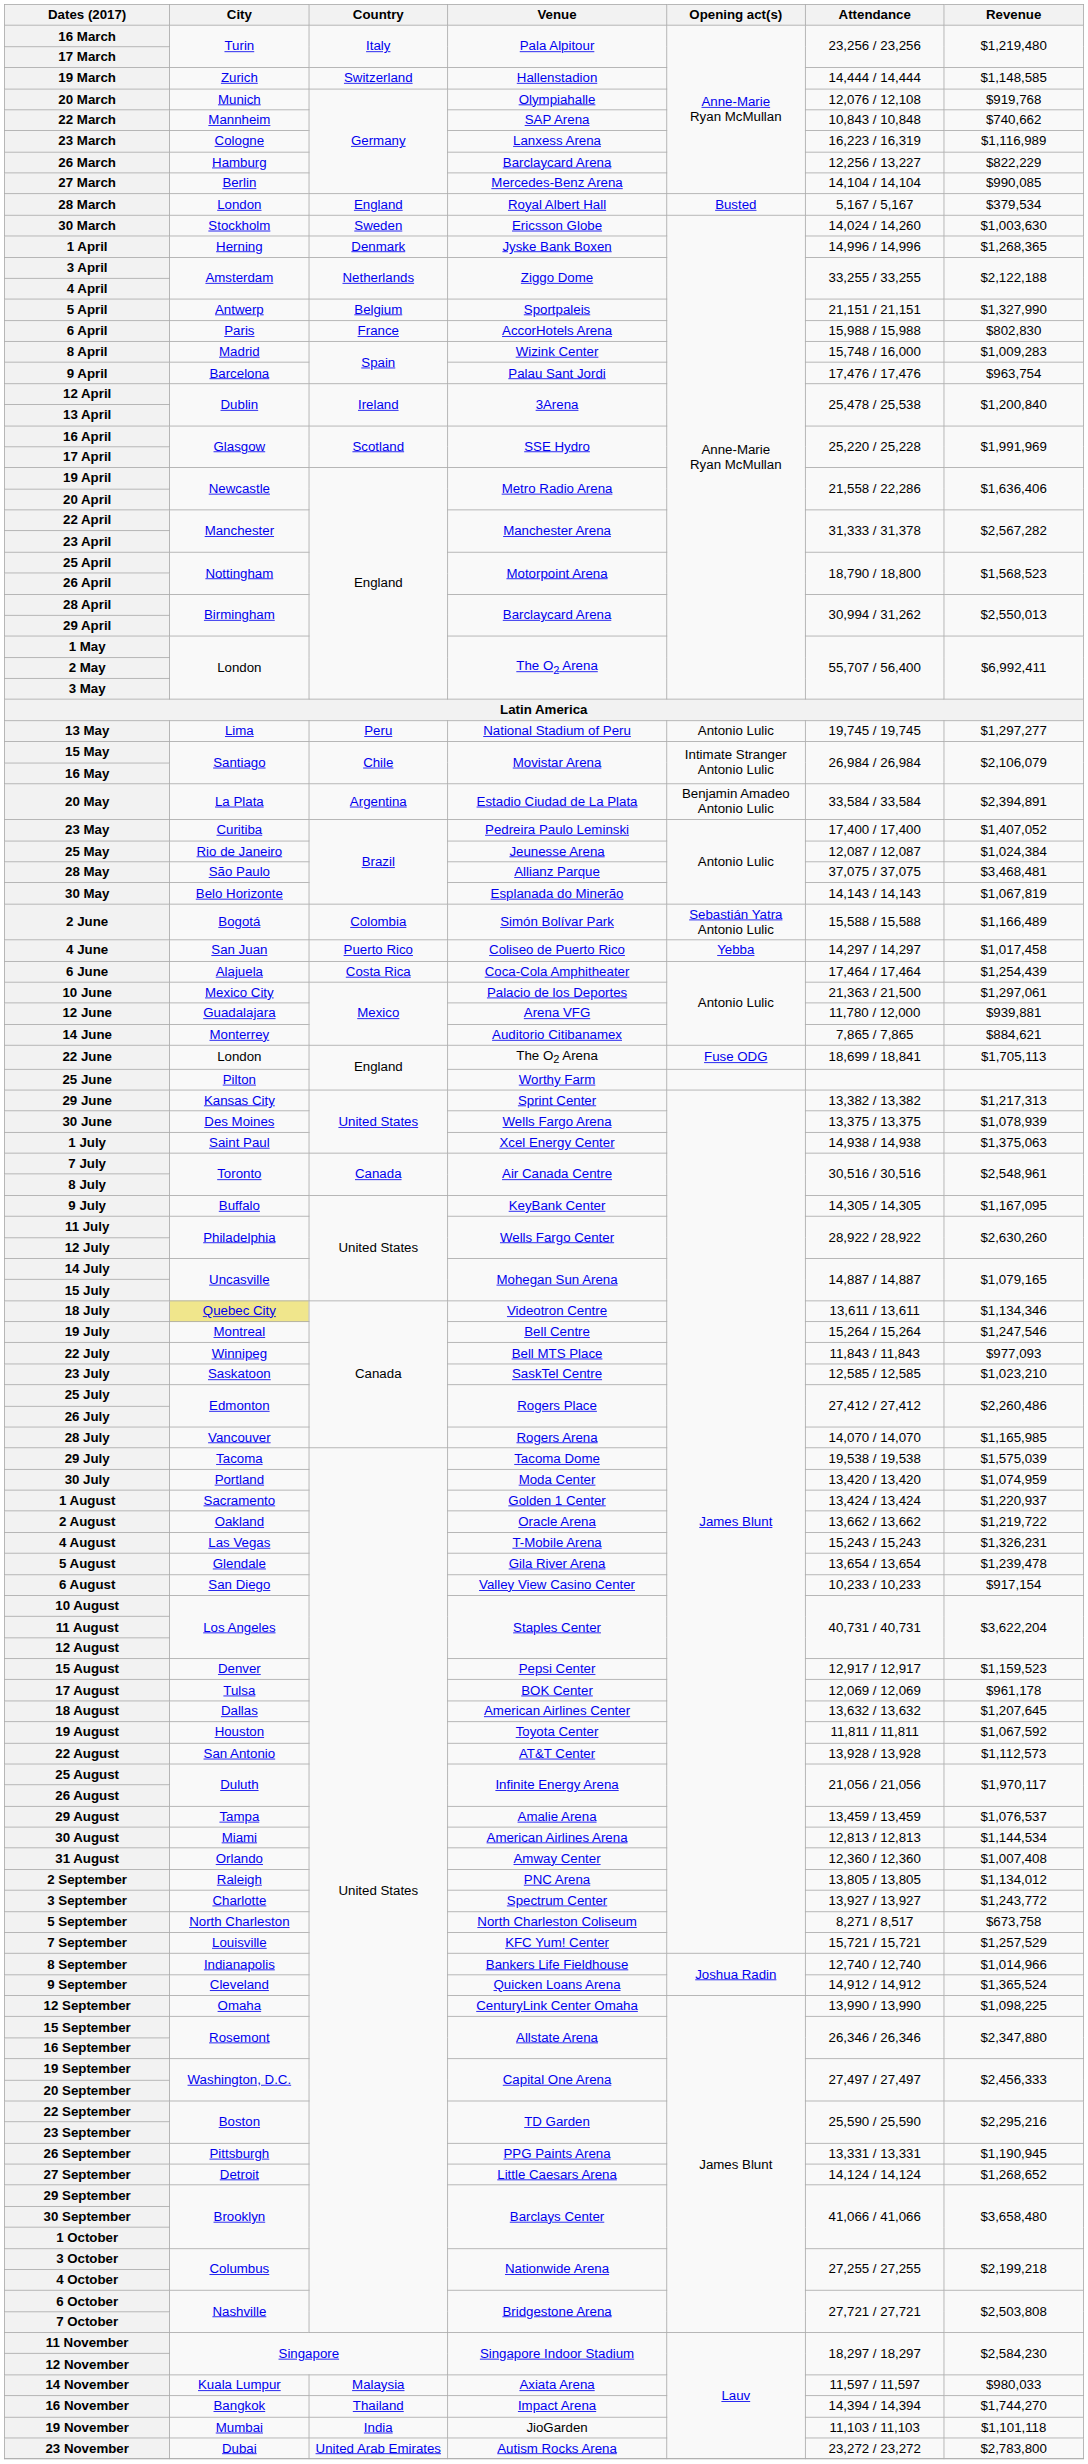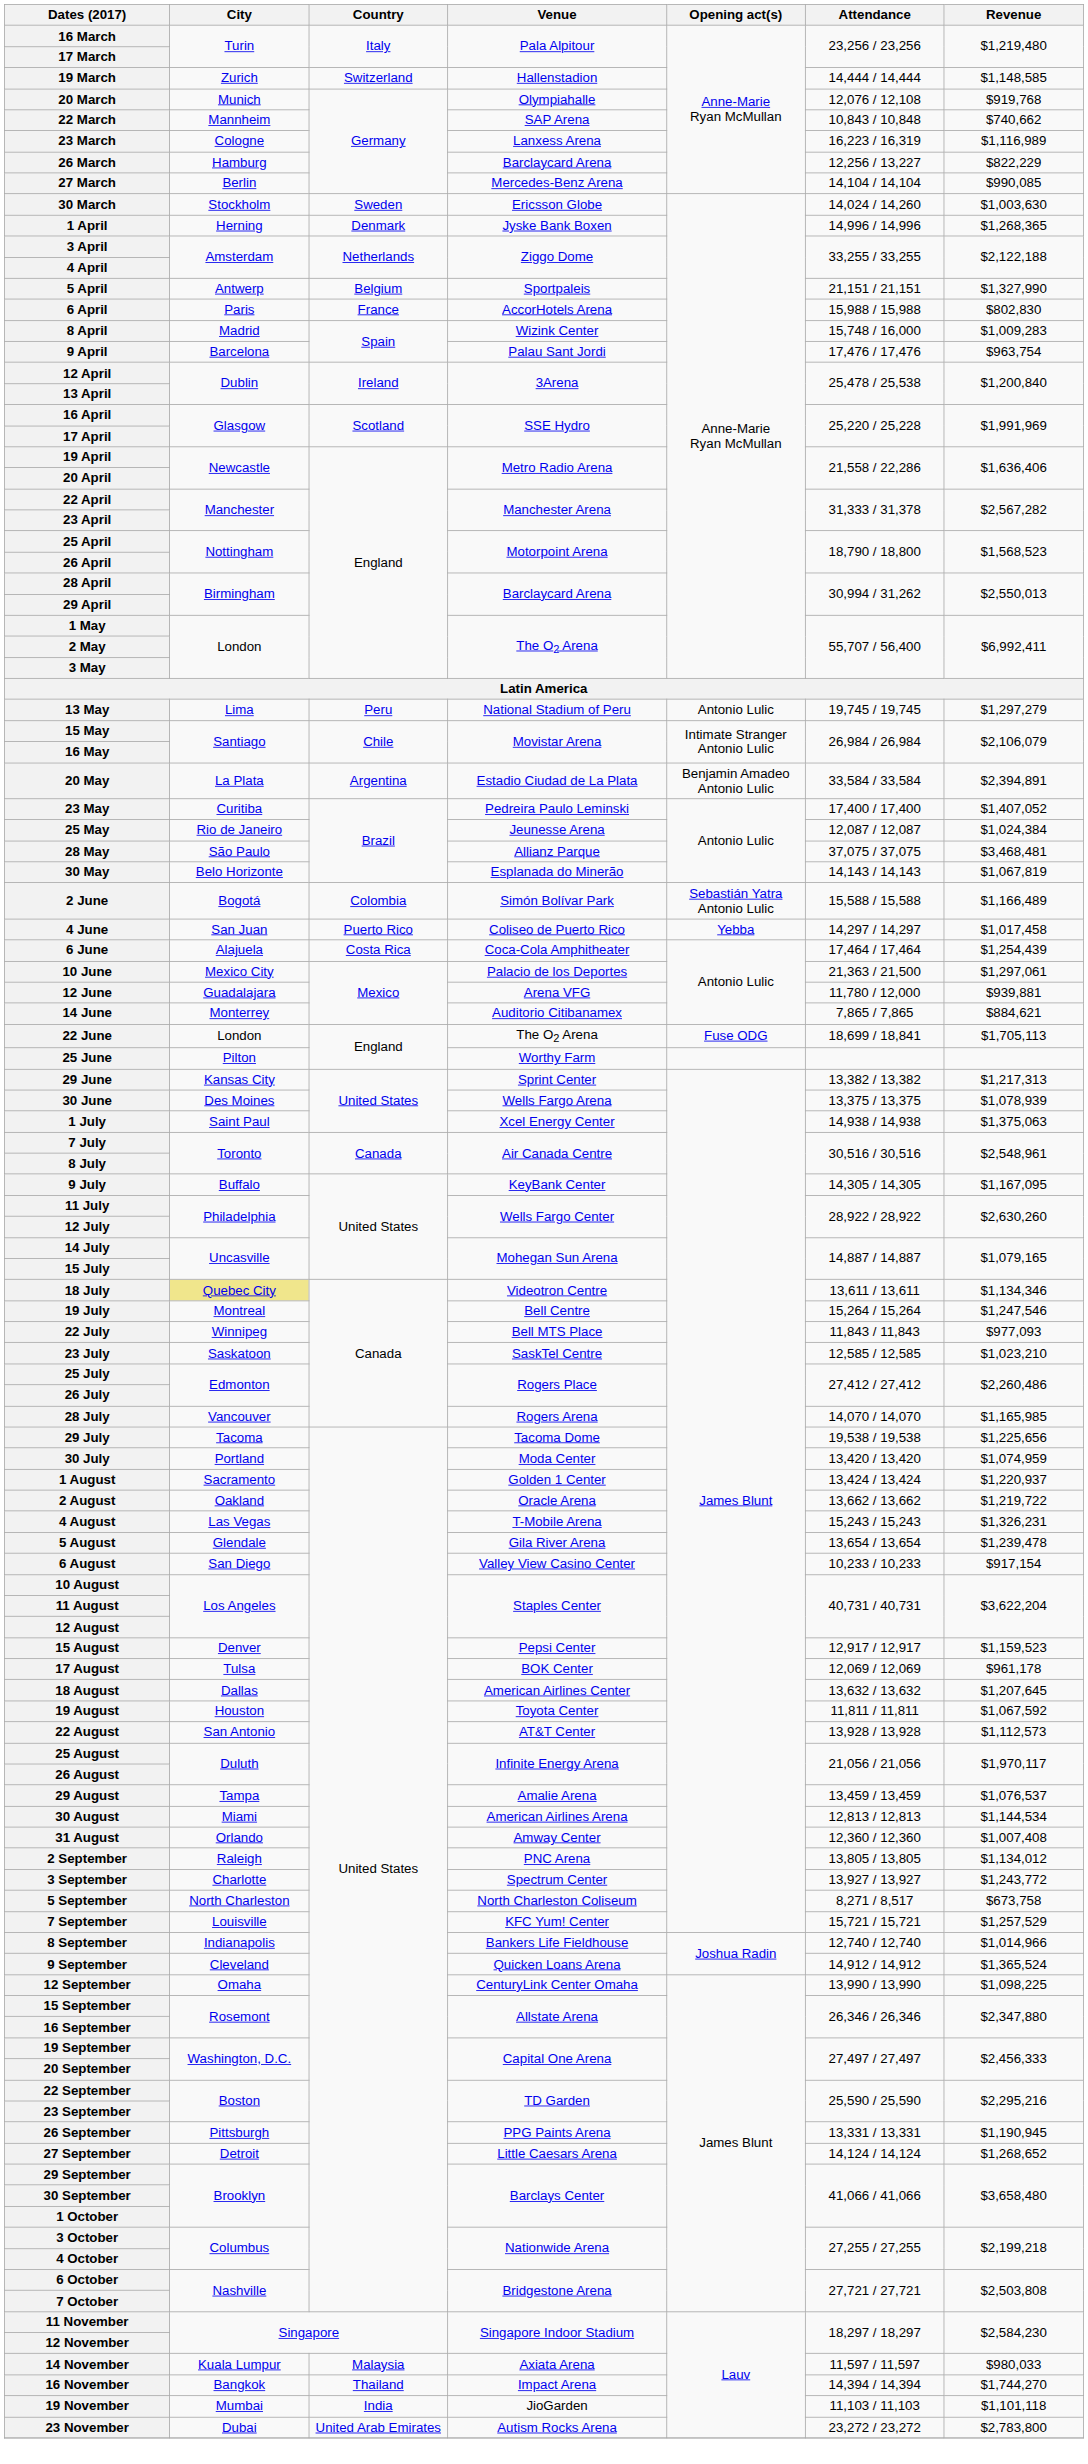- row: (87, 204)
(1014, 731) $1,297,277 -> (1014, 710) $1,297,279
(1014, 1458) $1,575,039 -> (1014, 1437) $1,225,656
